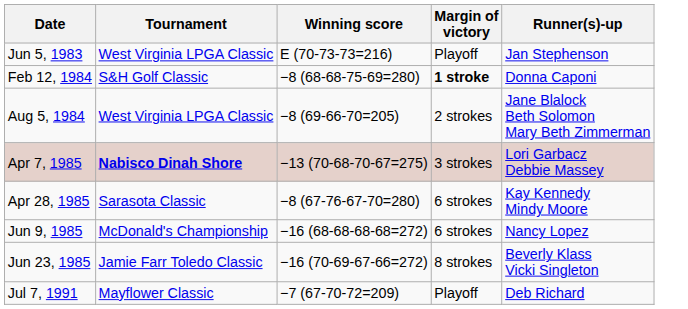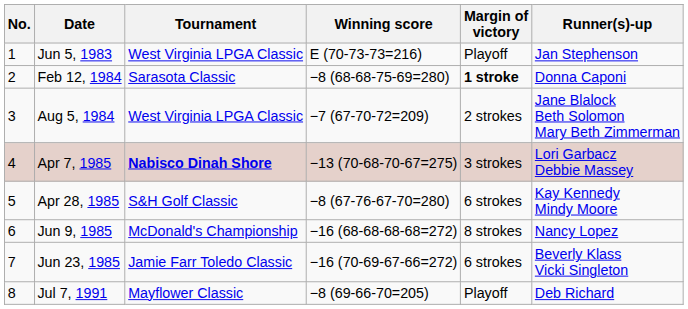+ column: (19, 24)
(153, 77) S&H Golf Classic -> (182, 77) Sarasota Classic
(340, 116) −8 (69-66-70=205) -> (369, 116) −7 (67-70-72=209)
(152, 201) Sarasota Classic -> (183, 201) S&H Golf Classic
(463, 232) 6 strokes -> (493, 232) 8 strokes
(463, 262) 8 strokes -> (493, 262) 6 strokes
(340, 293) −7 (67-70-72=209) -> (369, 293) −8 (69-66-70=205)
